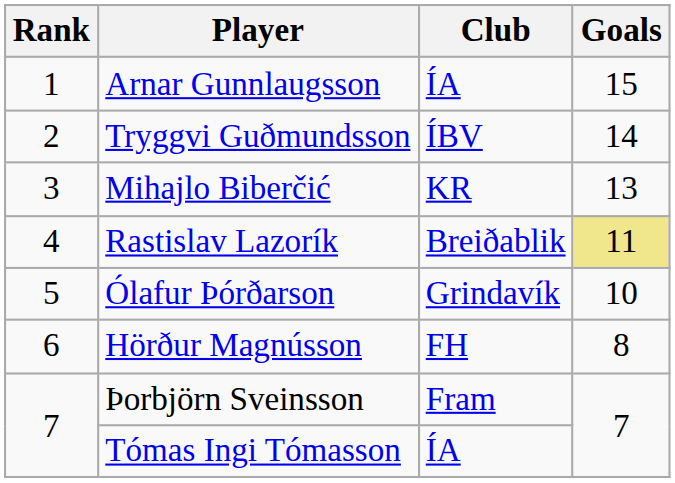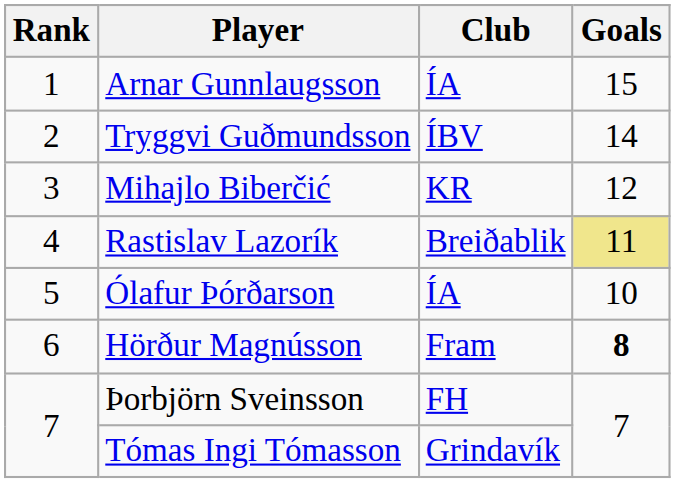(621, 188) 13 -> (621, 188) 12
(493, 293) Grindavík -> (443, 293) ÍA
(447, 345) FH -> (461, 345) Fram
(621, 345) normal -> (621, 345) bold
(461, 398) Fram -> (447, 398) FH
(443, 450) ÍA -> (493, 450) Grindavík
